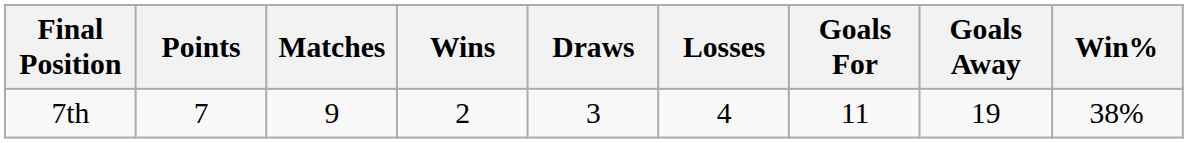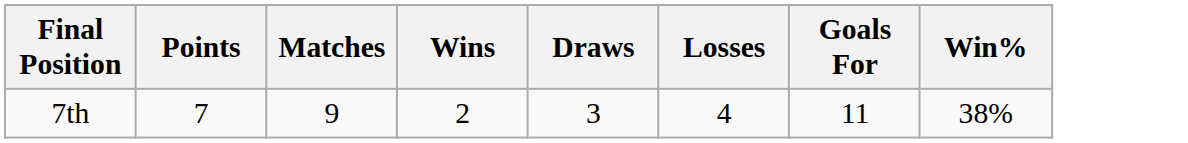- column: (986, 46)
